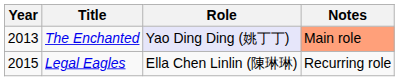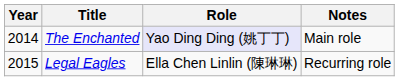(23, 38) 2013 -> (23, 38) 2014
(333, 38) lightsalmon background -> (333, 38) no background
